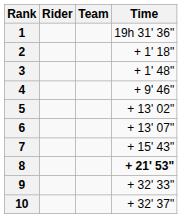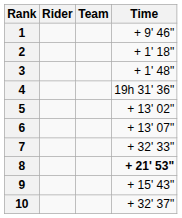(144, 33) 19h 31' 36" -> (154, 33) + 9' 46"
(154, 90) + 9' 46" -> (144, 90) 19h 31' 36"
(151, 147) + 15' 43" -> (151, 147) + 32' 33"
(151, 185) + 32' 33" -> (151, 185) + 15' 43"
